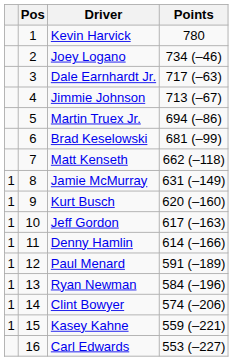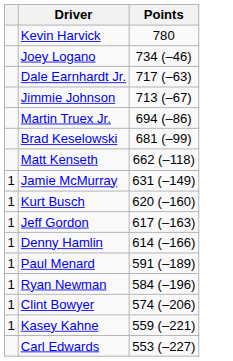- column: (33, 15)
